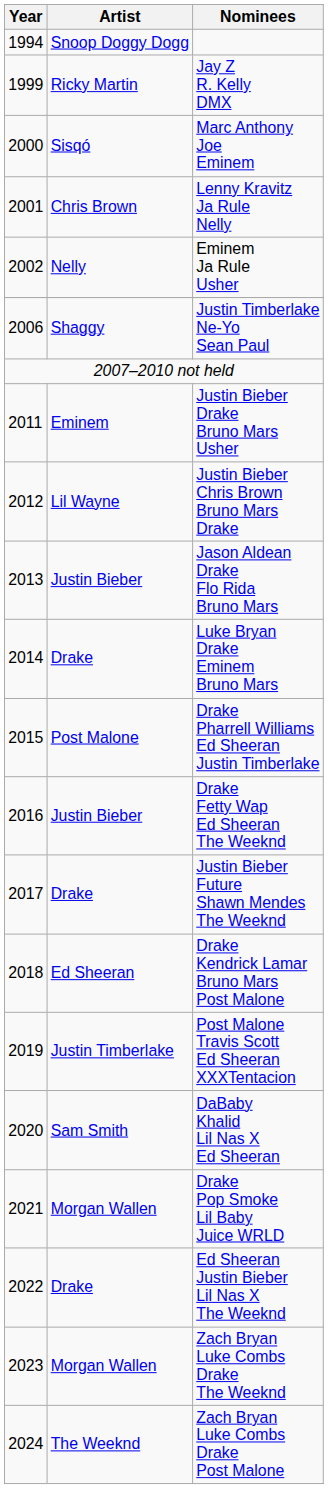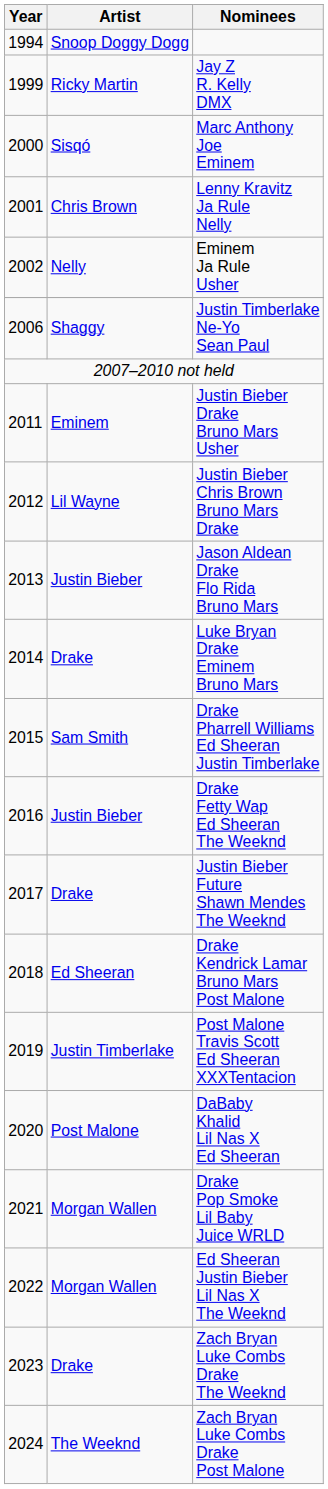(95, 737) Post Malone -> (89, 737) Sam Smith
(89, 1130) Sam Smith -> (95, 1130) Post Malone
(72, 1287) Drake -> (104, 1287) Morgan Wallen
(104, 1365) Morgan Wallen -> (72, 1365) Drake
